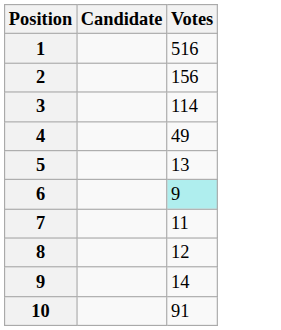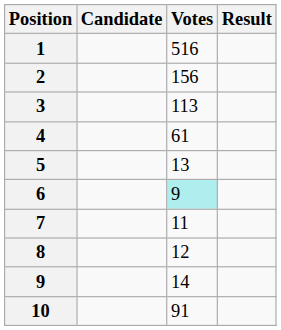+ column: (247, 19)
(184, 106) 114 -> (184, 106) 113
(180, 135) 49 -> (180, 135) 61
